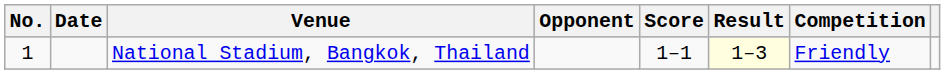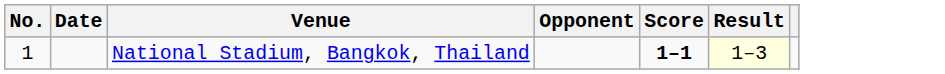- column: (860, 21)
(674, 53) normal -> (674, 53) bold
